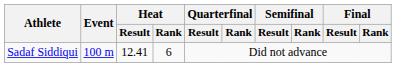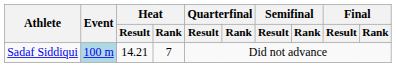(99, 53) no background -> (99, 53) lightblue background
(135, 53) 12.41 -> (135, 53) 14.21
(169, 53) 6 -> (169, 53) 7
